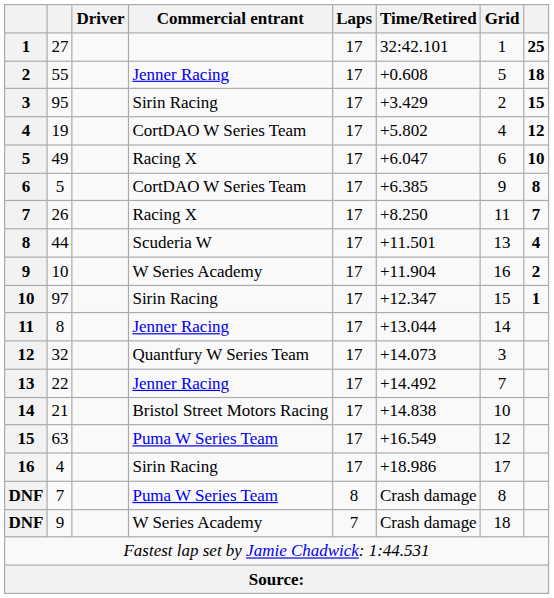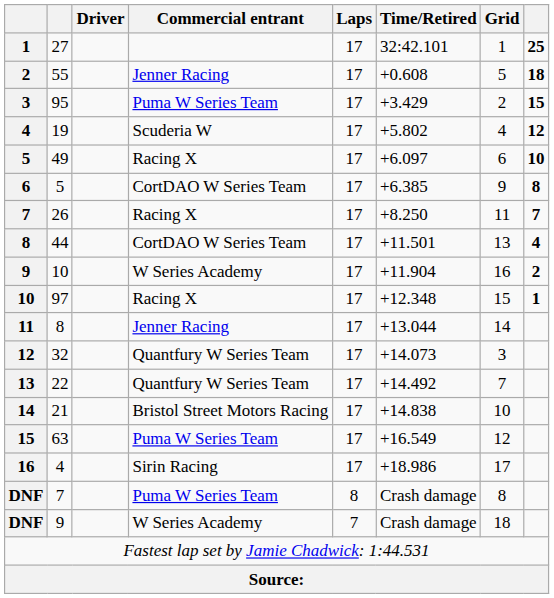(175, 102) Sirin Racing -> (205, 102) Puma W Series Team
(219, 131) CortDAO W Series Team -> (172, 131) Scuderia W
(404, 159) +6.047 -> (404, 159) +6.097
(172, 243) Scuderia W -> (219, 243) CortDAO W Series Team
(175, 299) Sirin Racing -> (165, 299) Racing X
(408, 299) +12.347 -> (408, 299) +12.348
(181, 383) Jenner Racing -> (221, 383) Quantfury W Series Team
